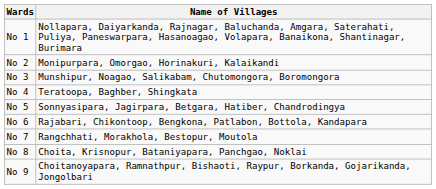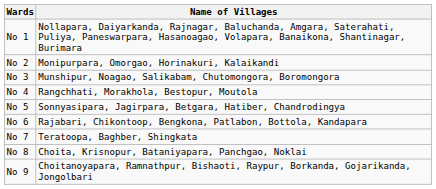(118, 92) Teratoopa, Baghber, Shingkata -> (148, 92) Rangchhati, Morakhola, Bestopur, Moutola
(148, 137) Rangchhati, Morakhola, Bestopur, Moutola -> (118, 137) Teratoopa, Baghber, Shingkata
